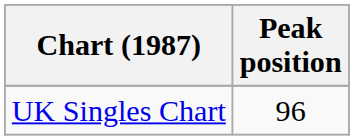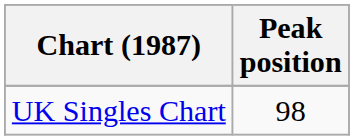(291, 109) 96 -> (291, 109) 98
